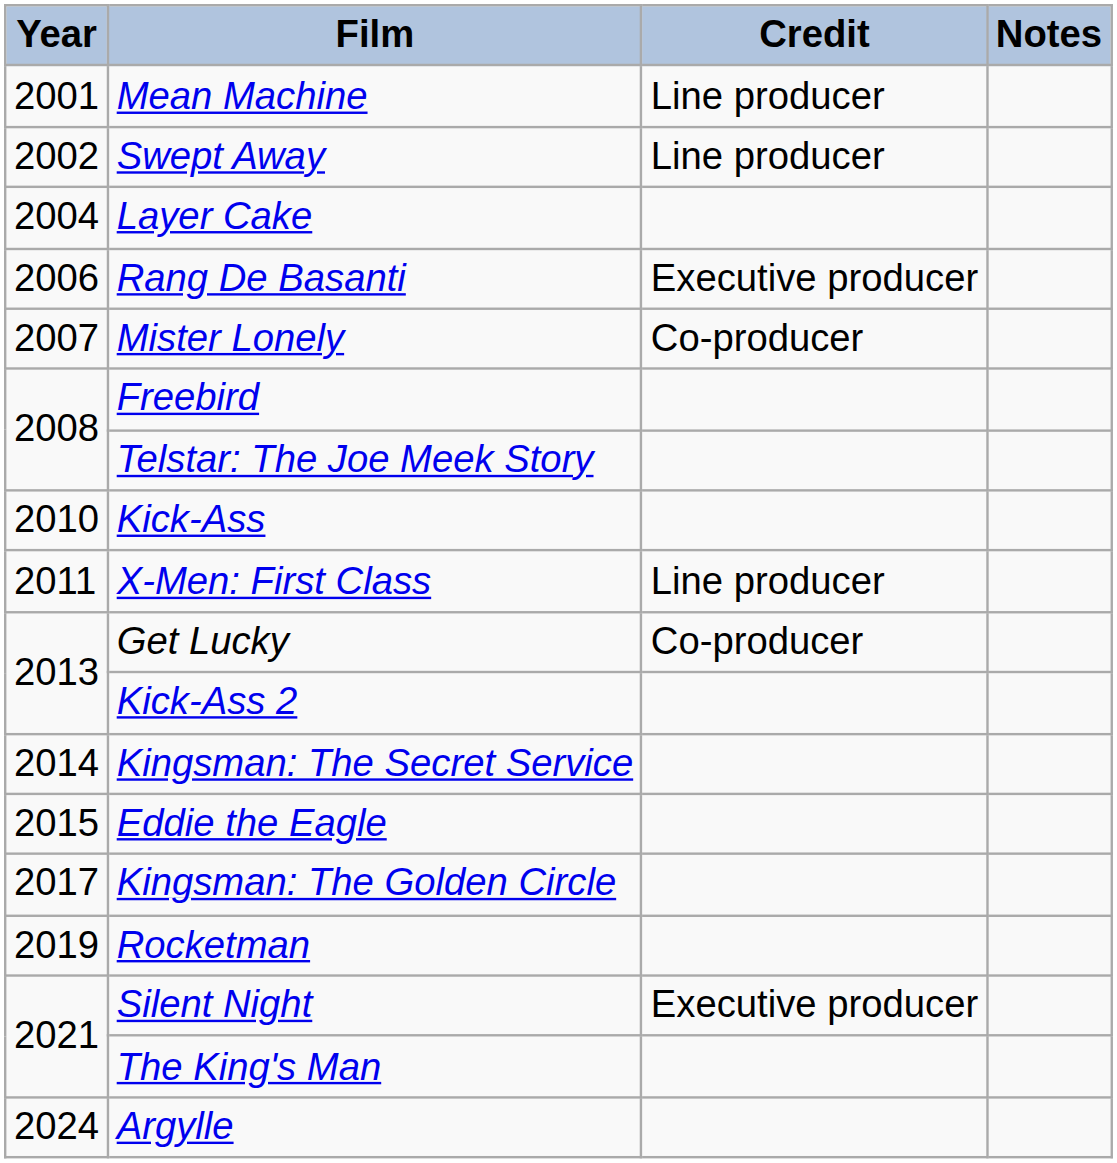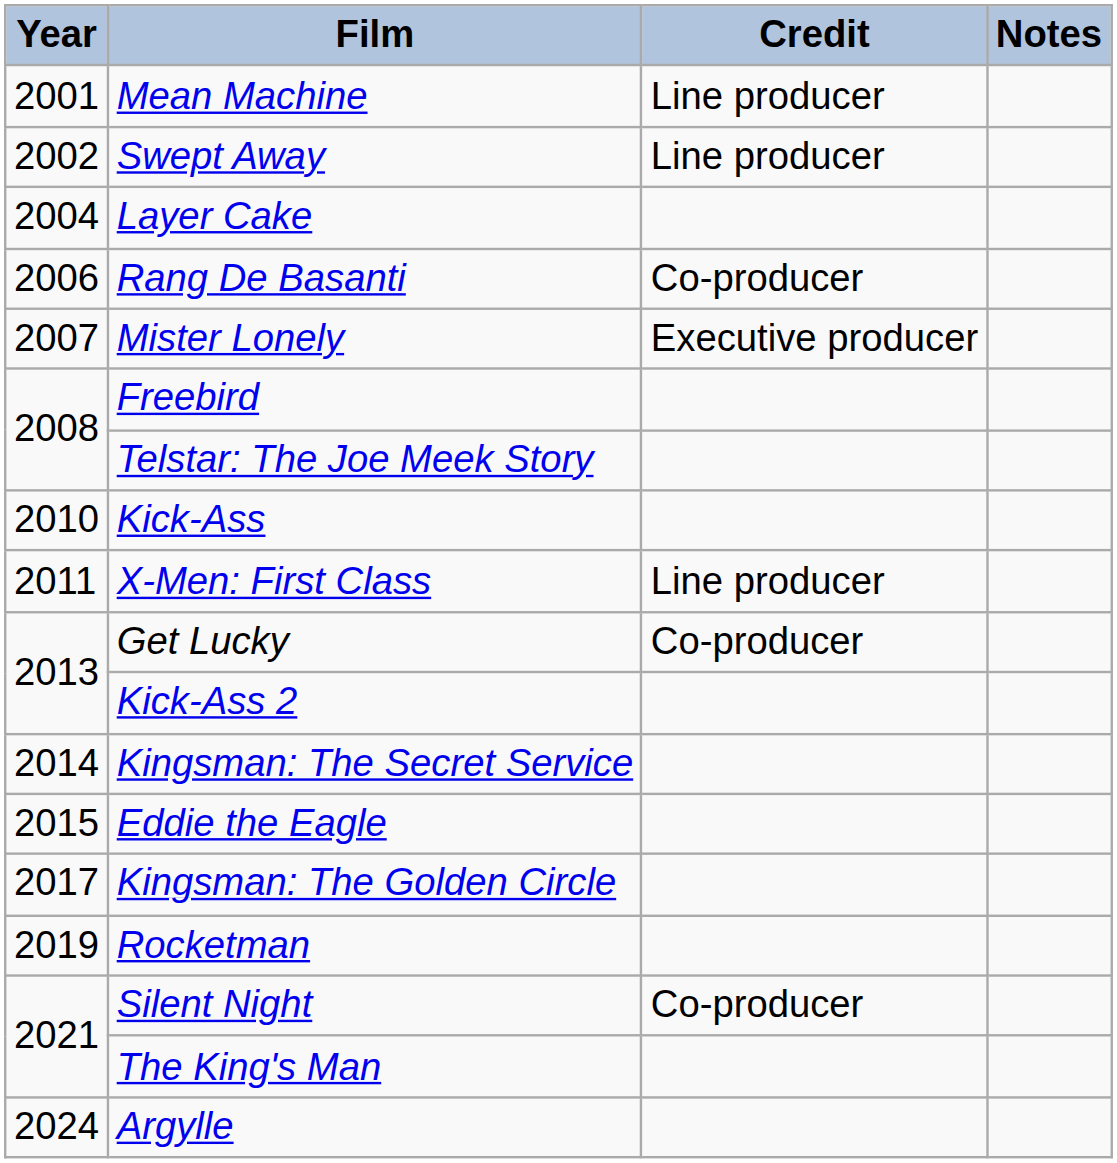(814, 277) Executive producer -> (757, 277) Co-producer
(757, 338) Co-producer -> (814, 338) Executive producer
(814, 1005) Executive producer -> (757, 1005) Co-producer
